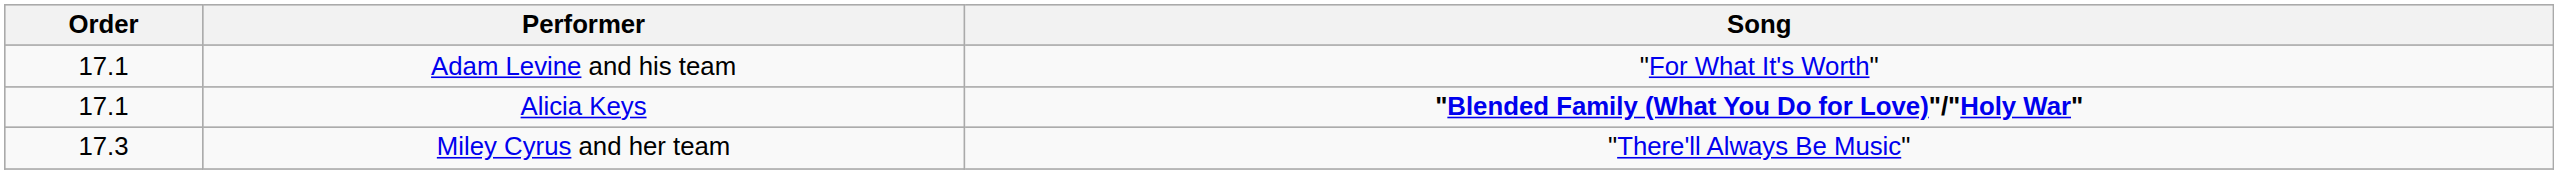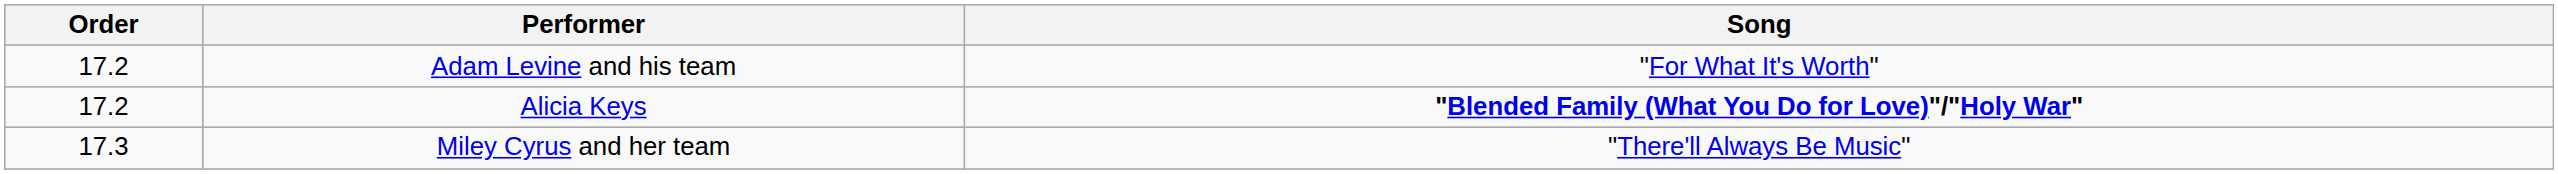(104, 65) 17.1 -> (104, 65) 17.2
(104, 106) 17.1 -> (104, 106) 17.2
